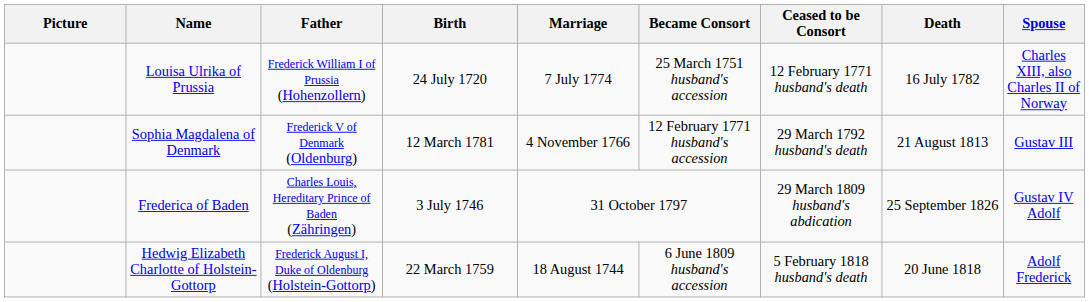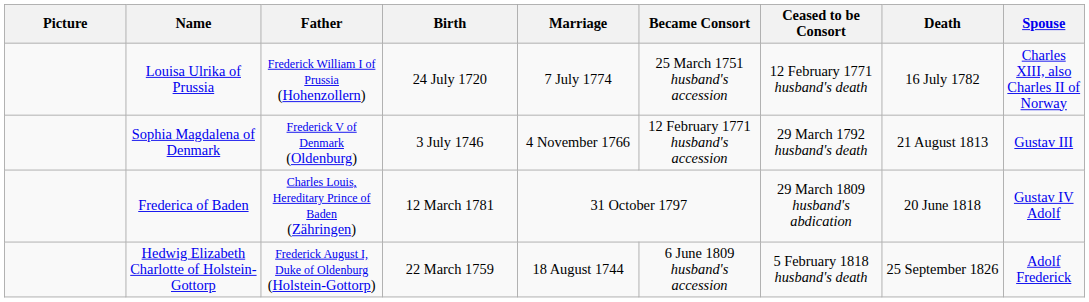(450, 142) 12 March 1781 -> (450, 142) 3 July 1746
(450, 205) 3 July 1746 -> (450, 205) 12 March 1781
(942, 205) 25 September 1826 -> (942, 205) 20 June 1818
(942, 269) 20 June 1818 -> (942, 269) 25 September 1826
